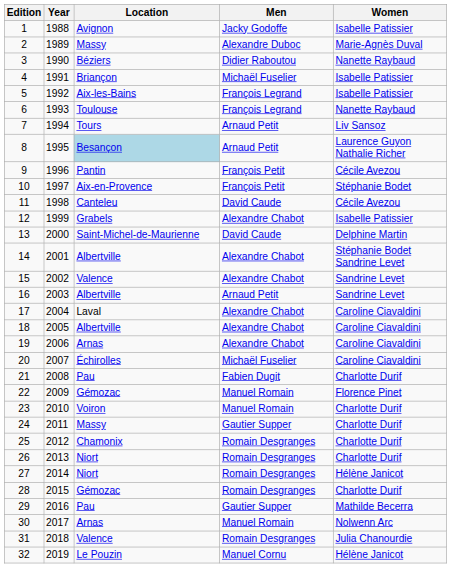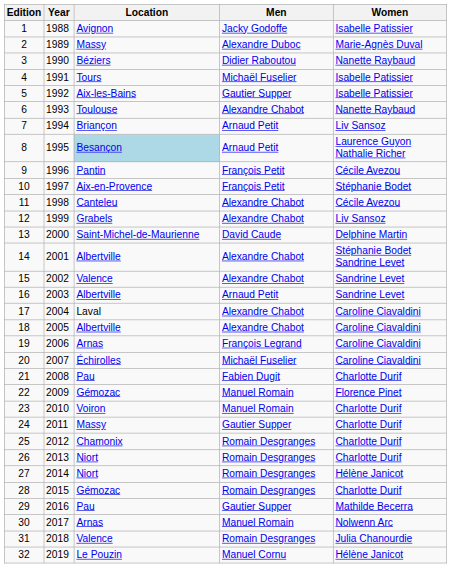(97, 77) Briançon -> (89, 77) Tours
(262, 93) François Legrand -> (257, 93) Gautier Supper
(262, 110) François Legrand -> (263, 110) Alexandre Chabot
(89, 126) Tours -> (97, 126) Briançon
(252, 202) David Caude -> (263, 202) Alexandre Chabot
(374, 219) Isabelle Patissier -> (361, 219) Liv Sansoz
(263, 344) Alexandre Chabot -> (262, 344) François Legrand
